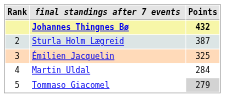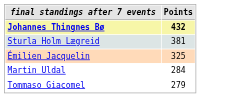- column: (17, 12)
(203, 42) 387 -> (178, 42) 381
(203, 85) lightgrey background -> (178, 85) no background
